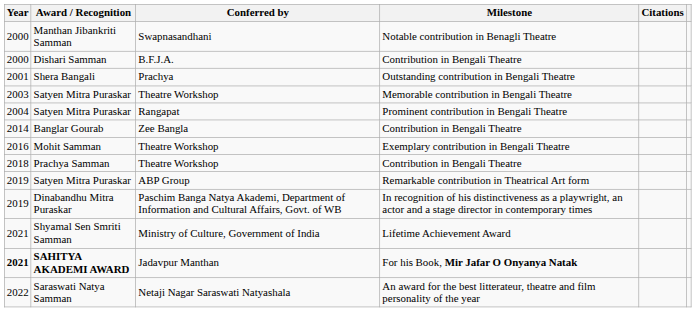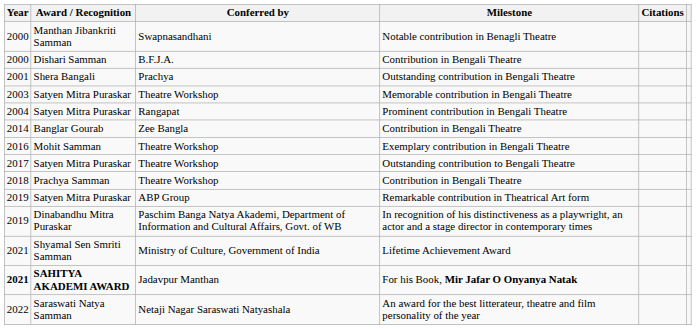+ row: (18, 163)
